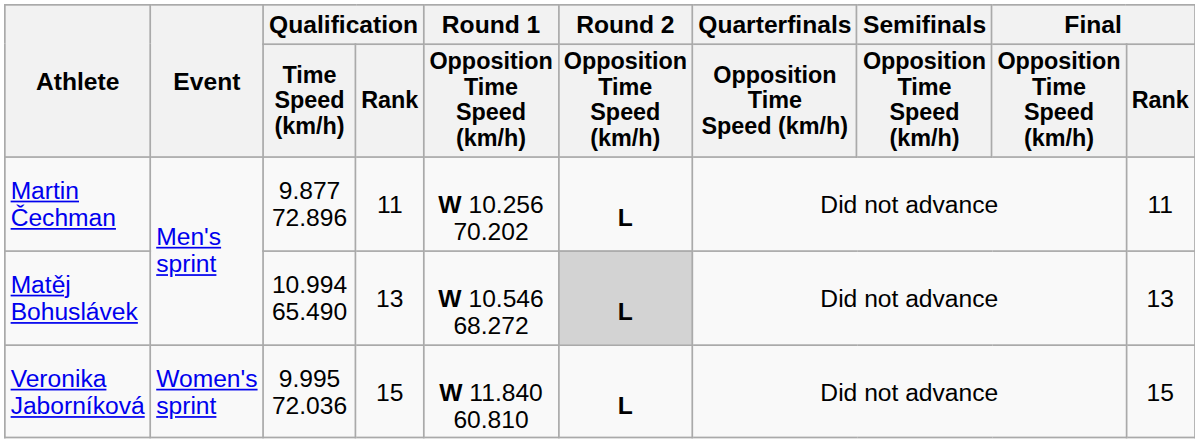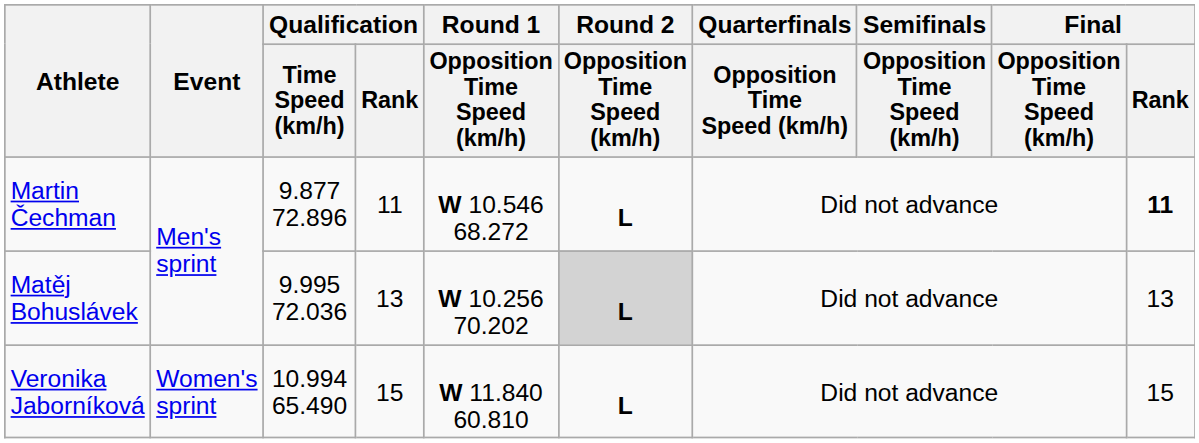(491, 218) W 10.256 70.202 -> (491, 218) W 10.546 68.272
(1160, 205) normal -> (1160, 205) bold
(310, 298) 10.994 65.490 -> (310, 298) 9.995 72.036
(491, 312) W 10.546 68.272 -> (491, 312) W 10.256 70.202
(310, 392) 9.995 72.036 -> (310, 392) 10.994 65.490
